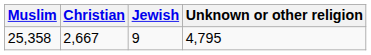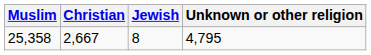(136, 38) 9 -> (136, 38) 8
